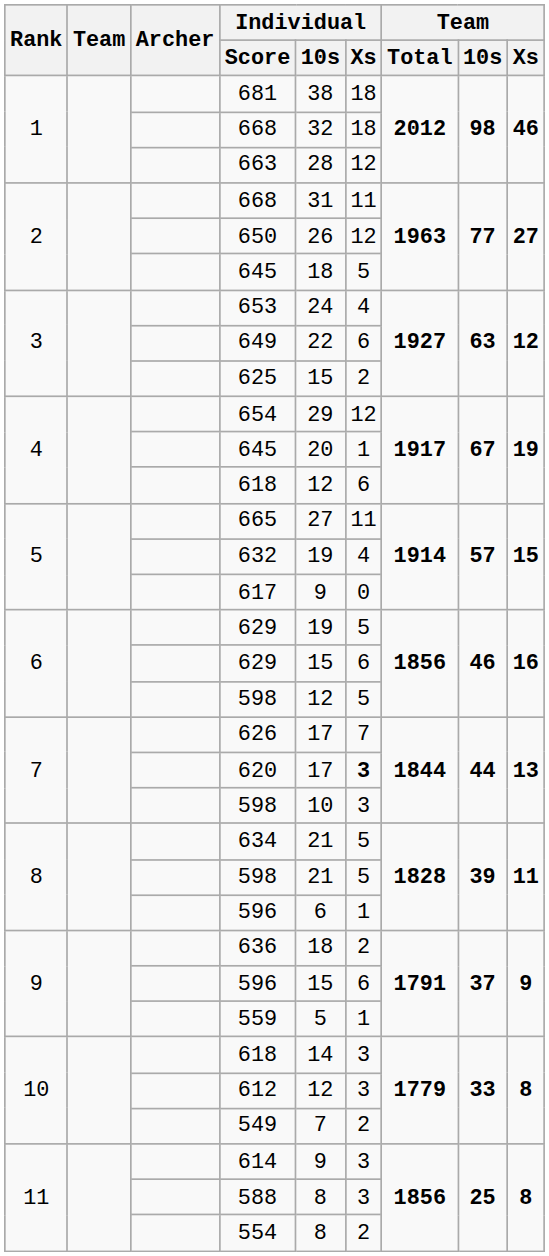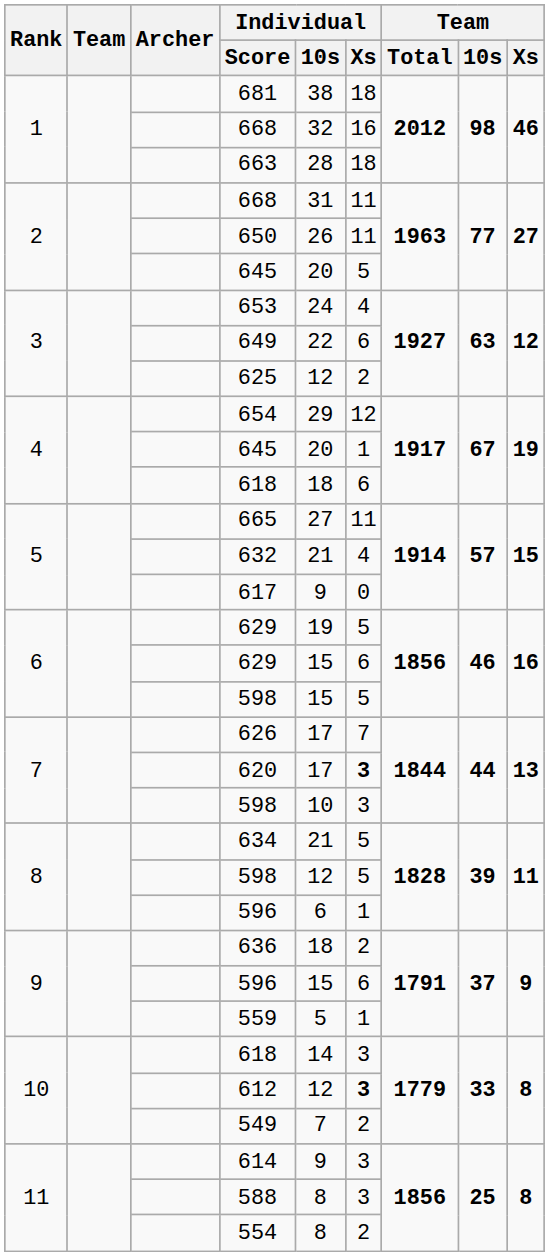(364, 129) 18 -> (364, 129) 16
(364, 165) 12 -> (364, 165) 18
(364, 236) 12 -> (364, 236) 11
(320, 272) 18 -> (320, 272) 20
(320, 379) 15 -> (320, 379) 12
(320, 485) 12 -> (320, 485) 18
(320, 557) 19 -> (320, 557) 21
(320, 699) 12 -> (320, 699) 15
(320, 877) 21 -> (320, 877) 12
(364, 1090) normal -> (364, 1090) bold
